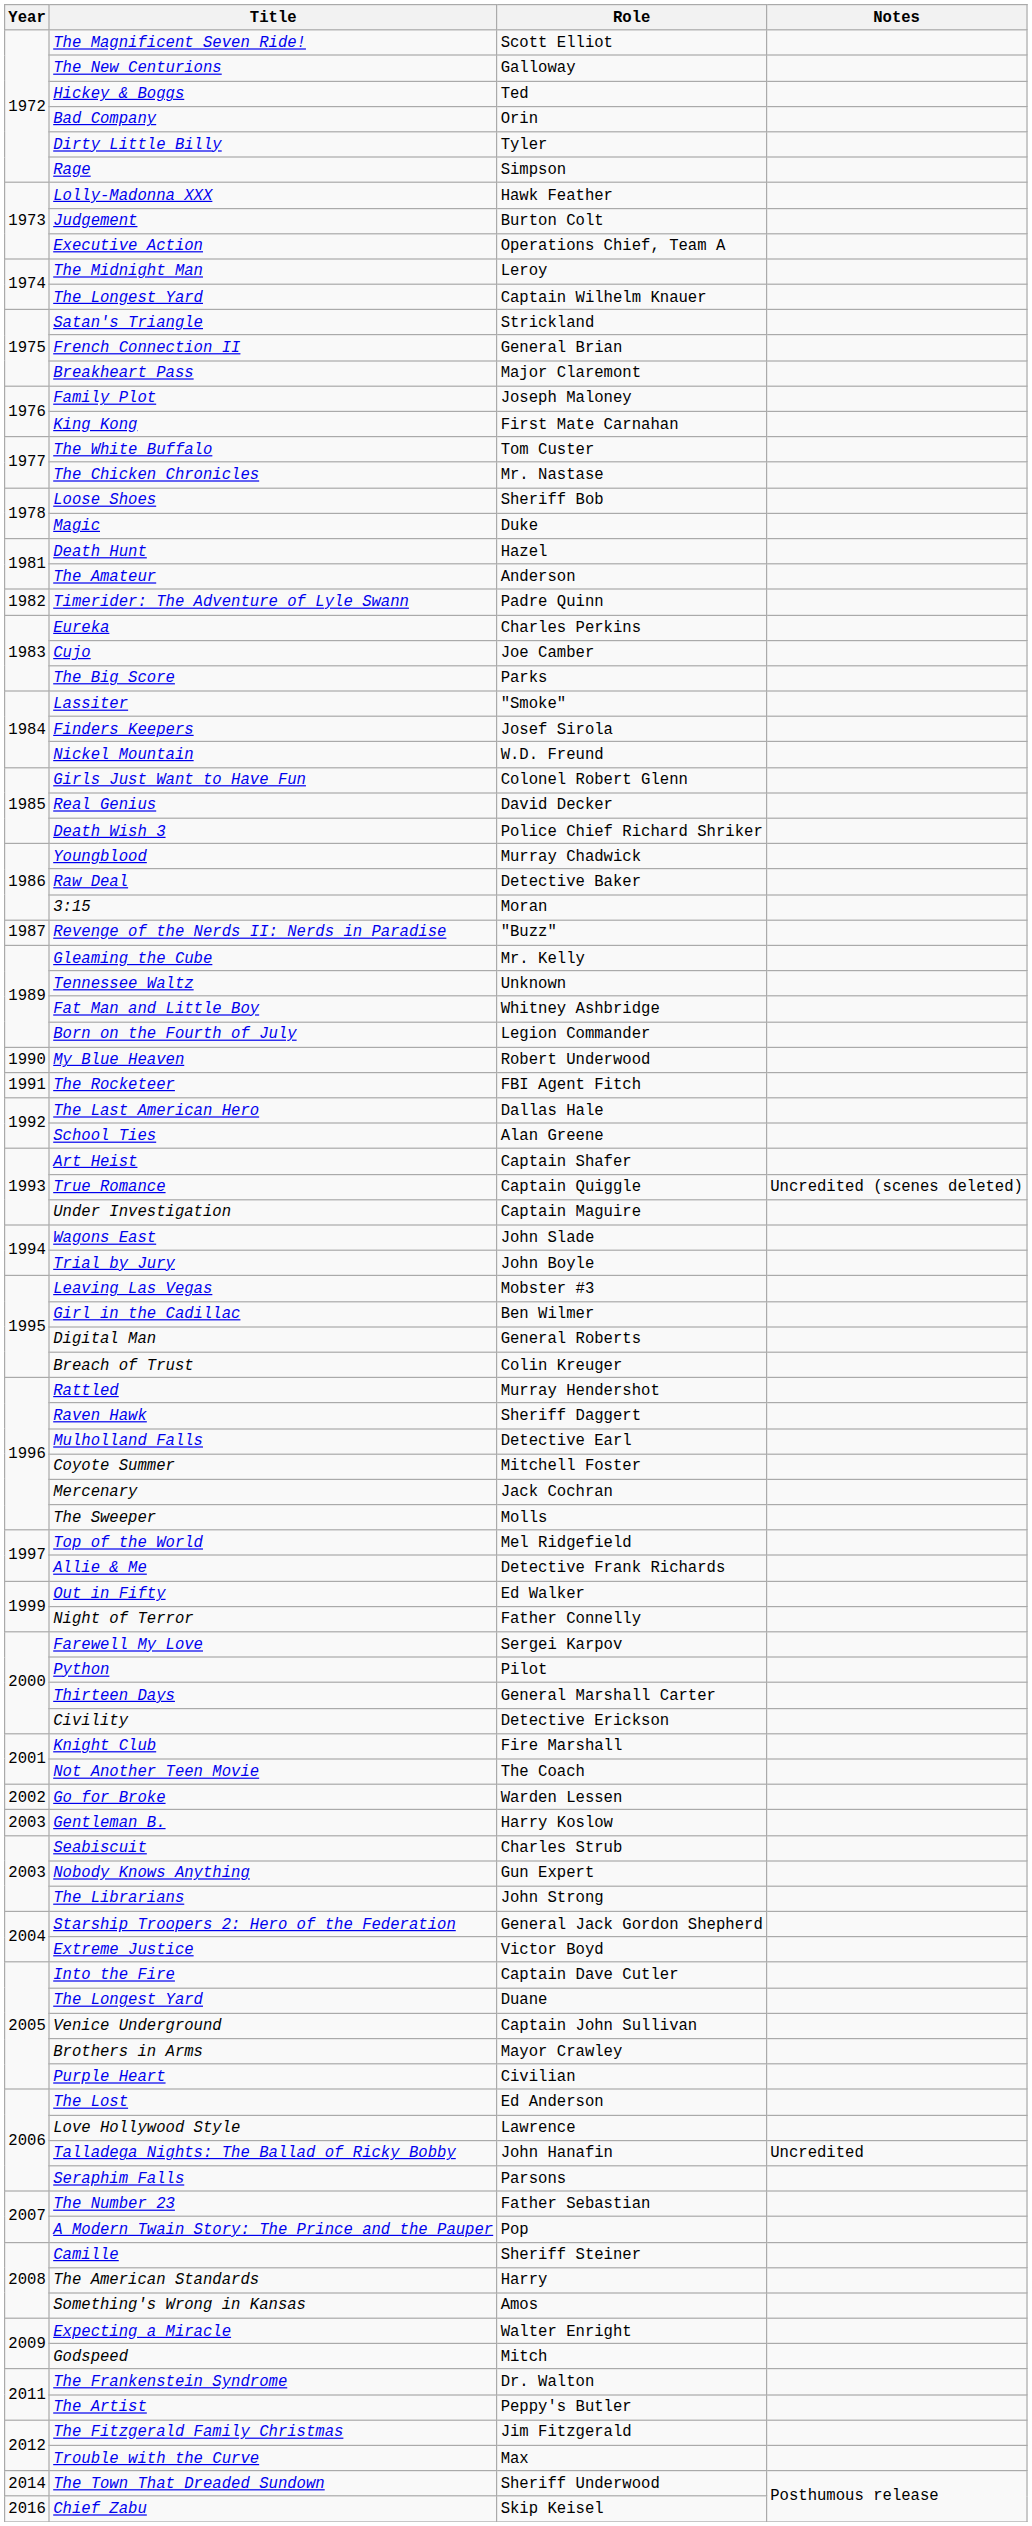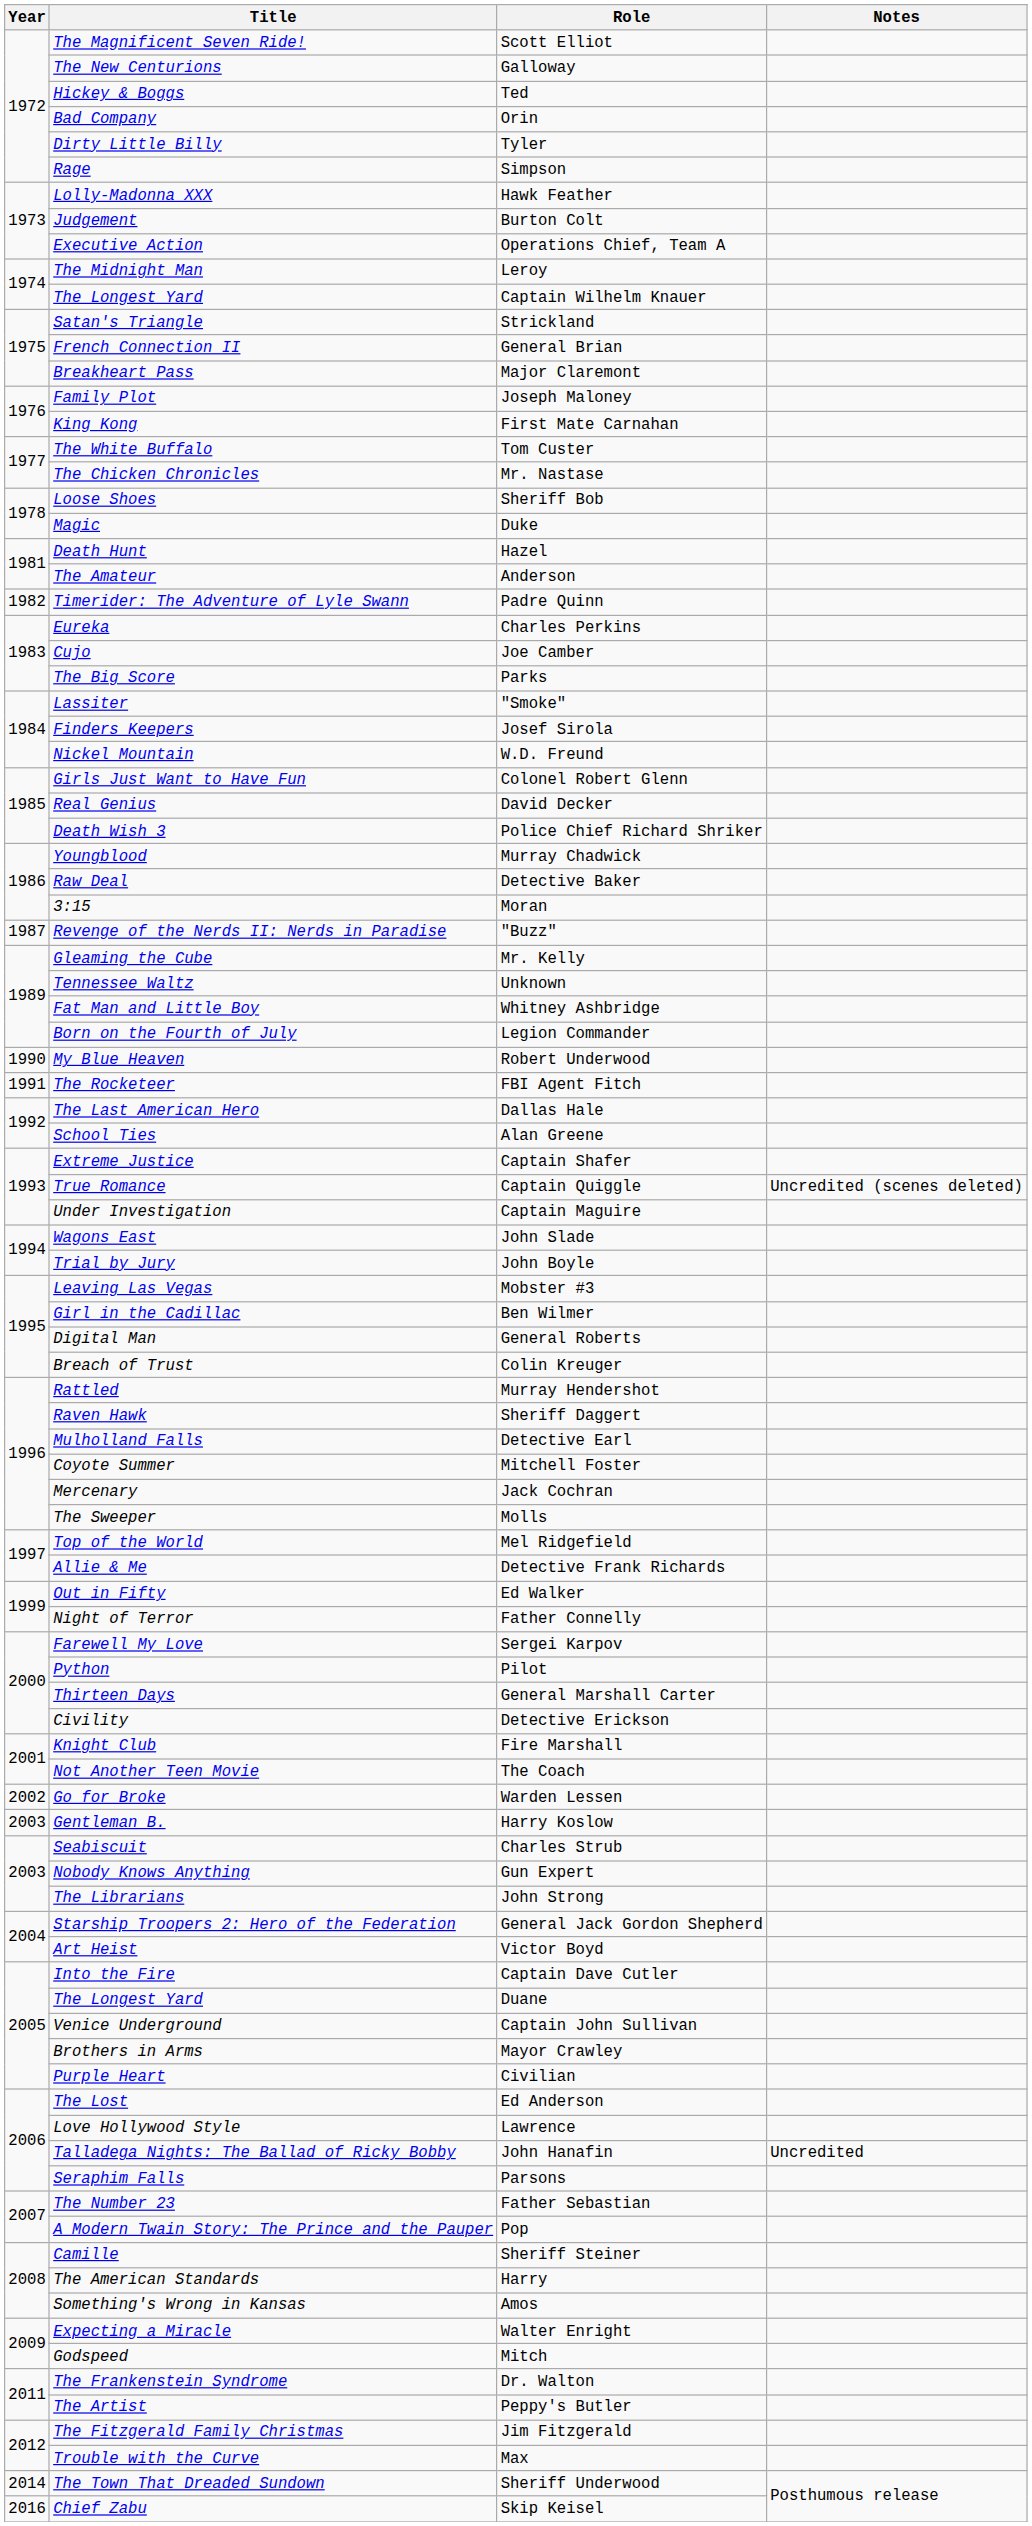(95, 1161) Art Heist -> (123, 1161) Extreme Justice
(123, 1950) Extreme Justice -> (95, 1950) Art Heist
